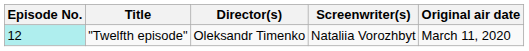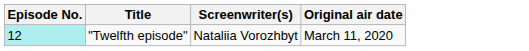- column: (249, 14)
